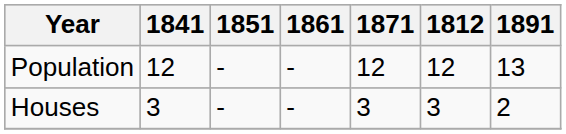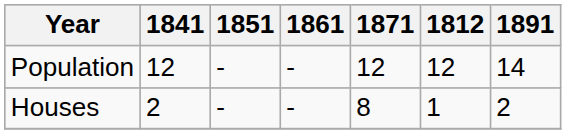(511, 66) 13 -> (511, 66) 14
(153, 107) 3 -> (153, 107) 2
(363, 107) 3 -> (363, 107) 8
(434, 107) 3 -> (434, 107) 1
